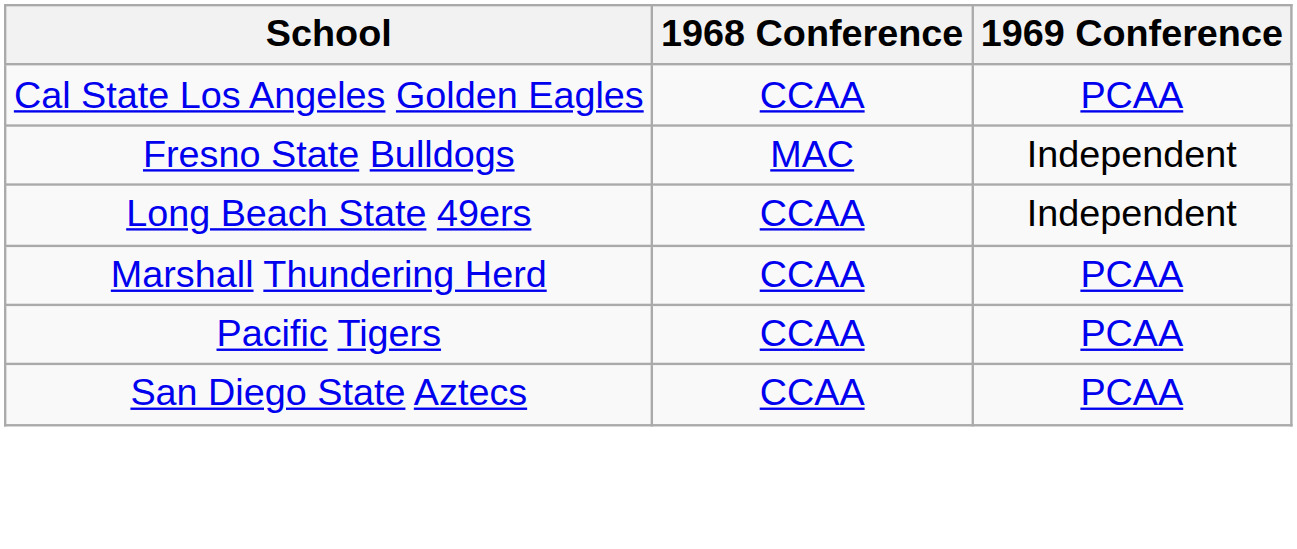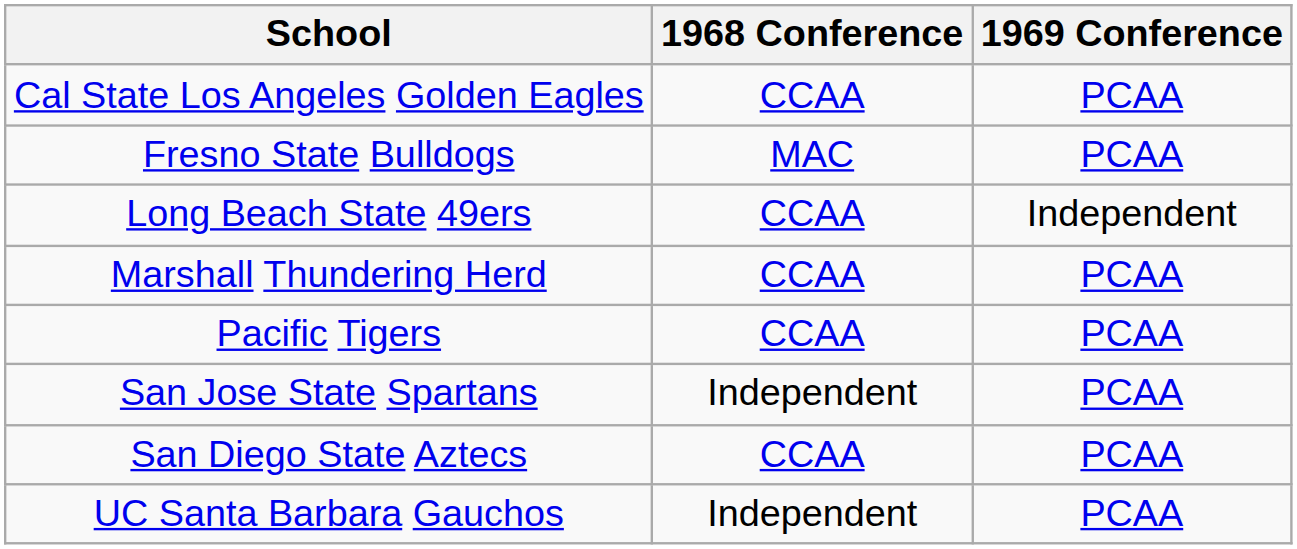(1132, 154) Independent -> (1132, 154) PCAA
+ row: (329, 393)
+ row: (329, 513)
